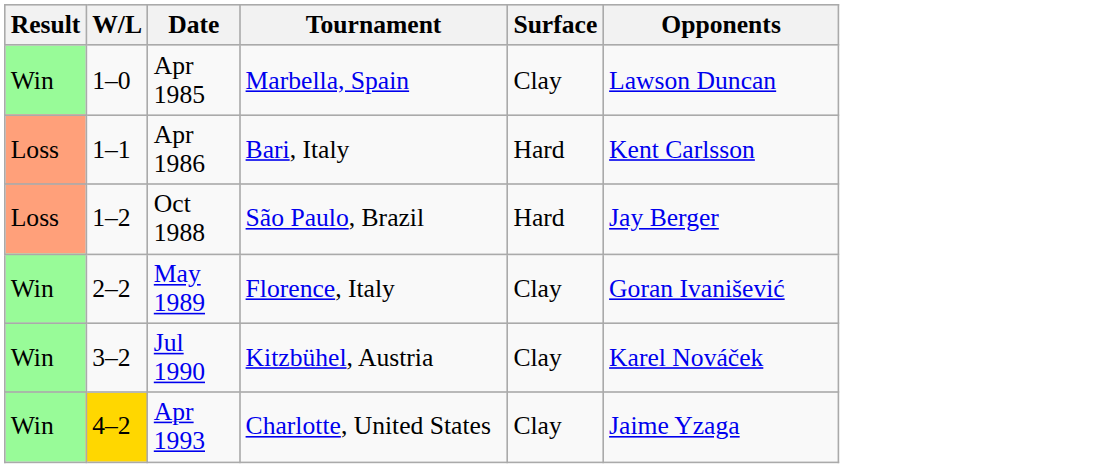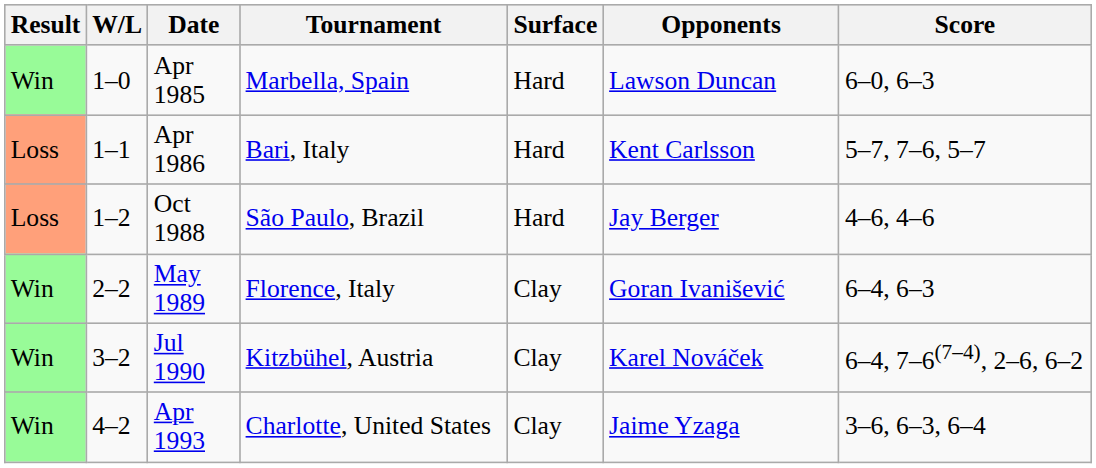+ column: (965, 24)
(538, 79) Clay -> (539, 79) Hard
(111, 426) gold background -> (111, 426) no background
